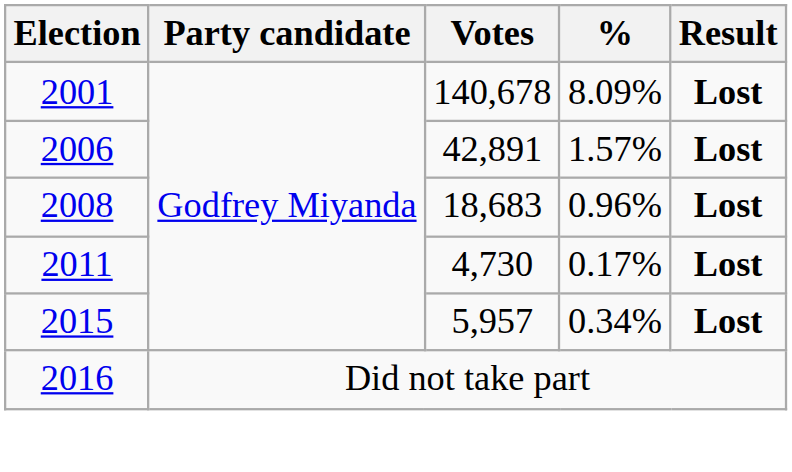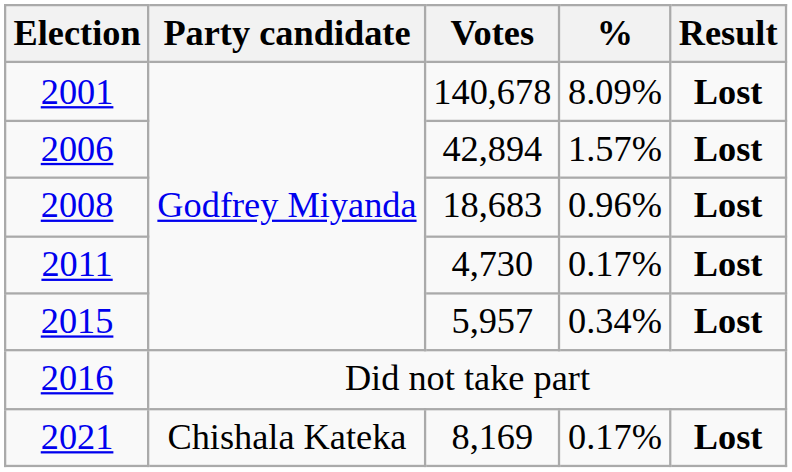(492, 148) 42,891 -> (492, 148) 42,894
+ row: (77, 436)
